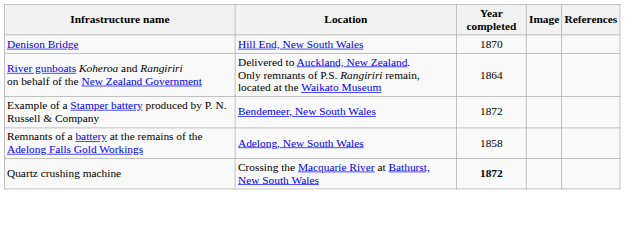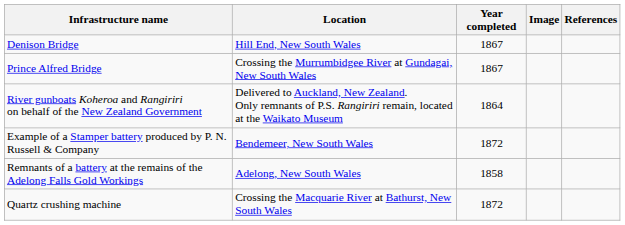(491, 44) 1870 -> (491, 44) 1867
+ row: (54, 68)
(491, 173) bold -> (491, 204) normal
